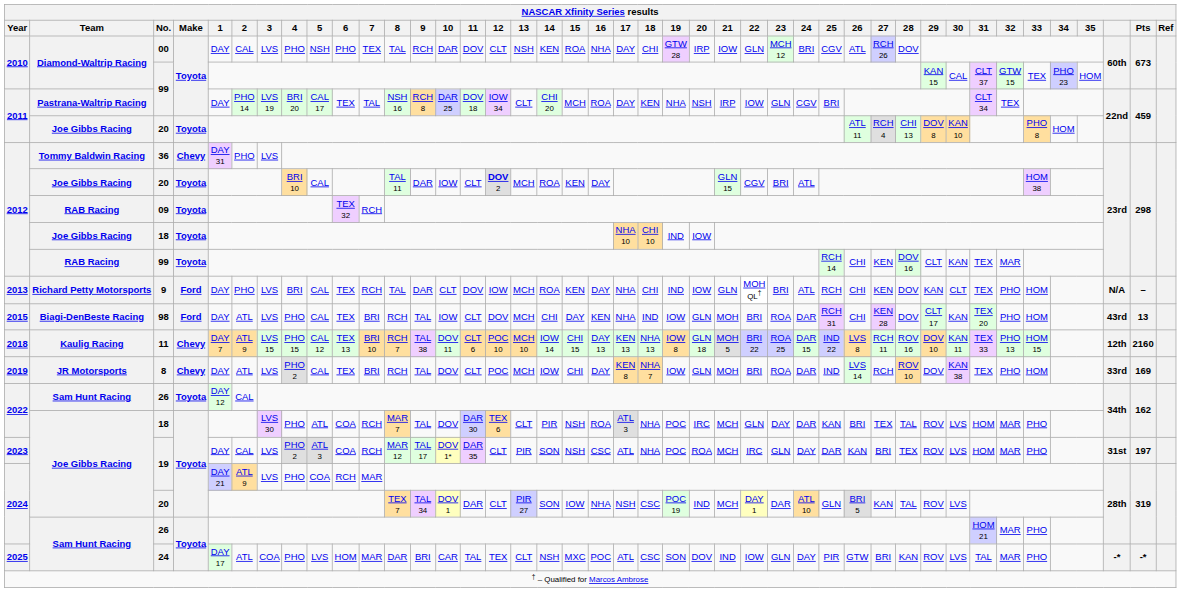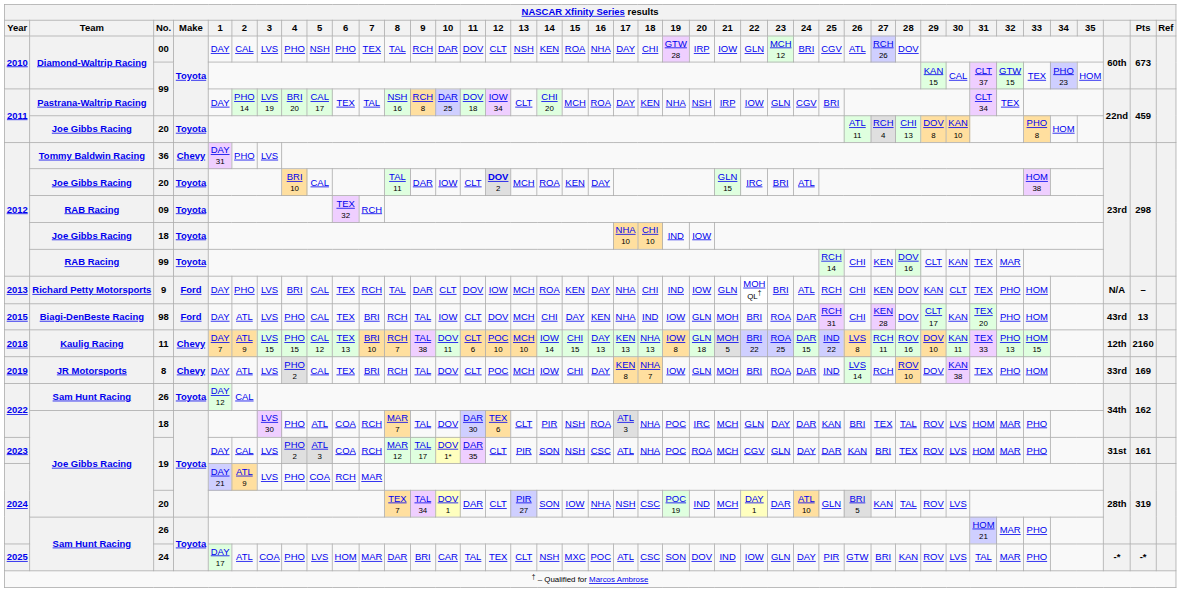(754, 182) CGV -> (754, 182) IRC
(754, 450) IRC -> (754, 450) CGV
(1143, 450) 197 -> (1143, 450) 161
